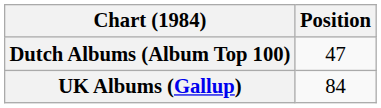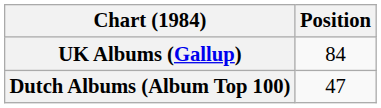rows swapped: (150, 53) <-> (150, 86)
